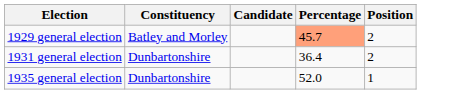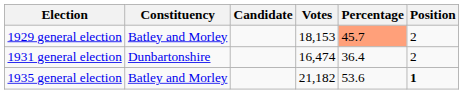+ column: (317, 15)
(169, 78) Dunbartonshire -> (178, 78) Batley and Morley
(310, 78) 52.0 -> (353, 78) 53.6
(371, 78) normal -> (413, 78) bold
